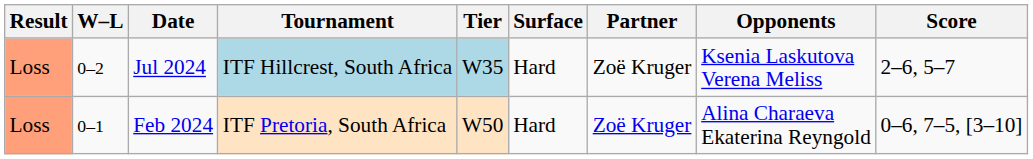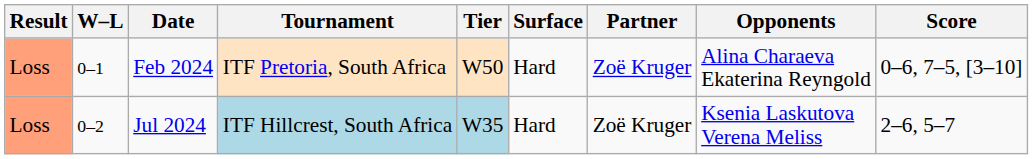rows swapped: (173, 124) <-> (170, 67)
